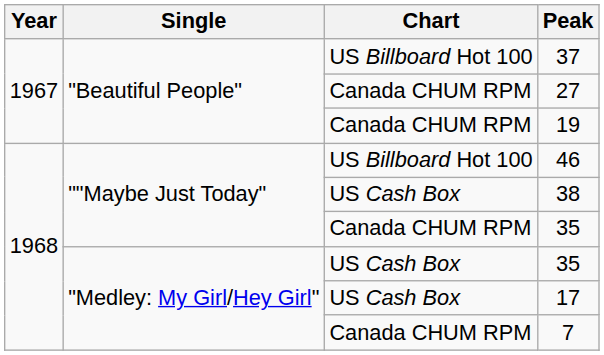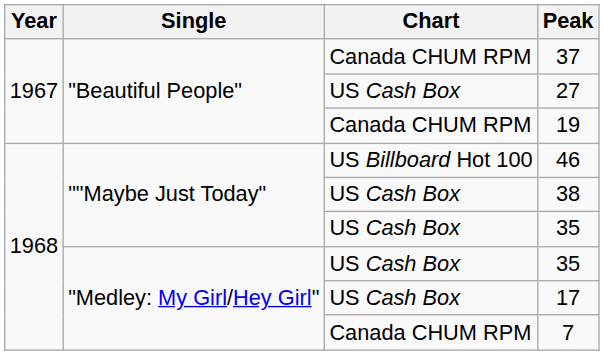(431, 56) US Billboard Hot 100 -> (430, 56) Canada CHUM RPM
(430, 90) Canada CHUM RPM -> (395, 90) US Cash Box
(430, 228) Canada CHUM RPM -> (395, 228) US Cash Box
